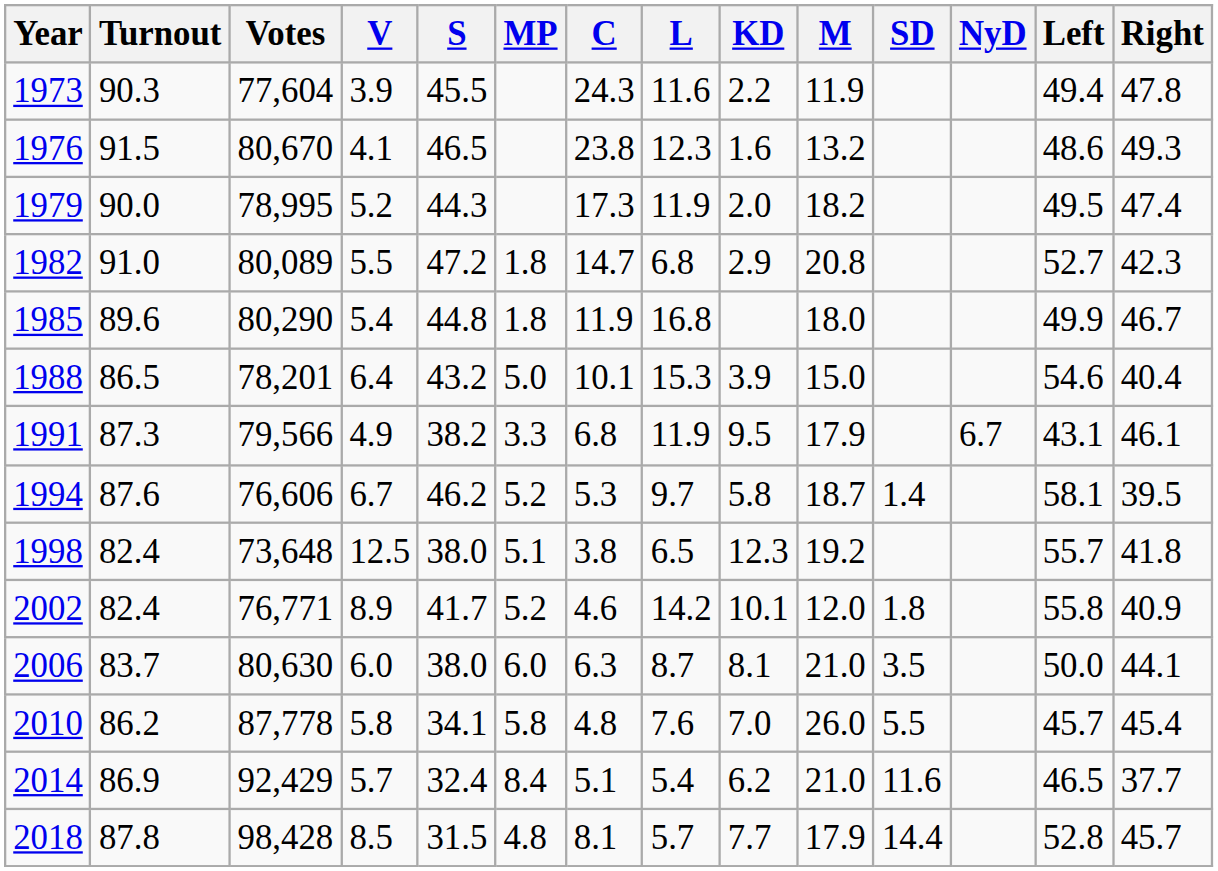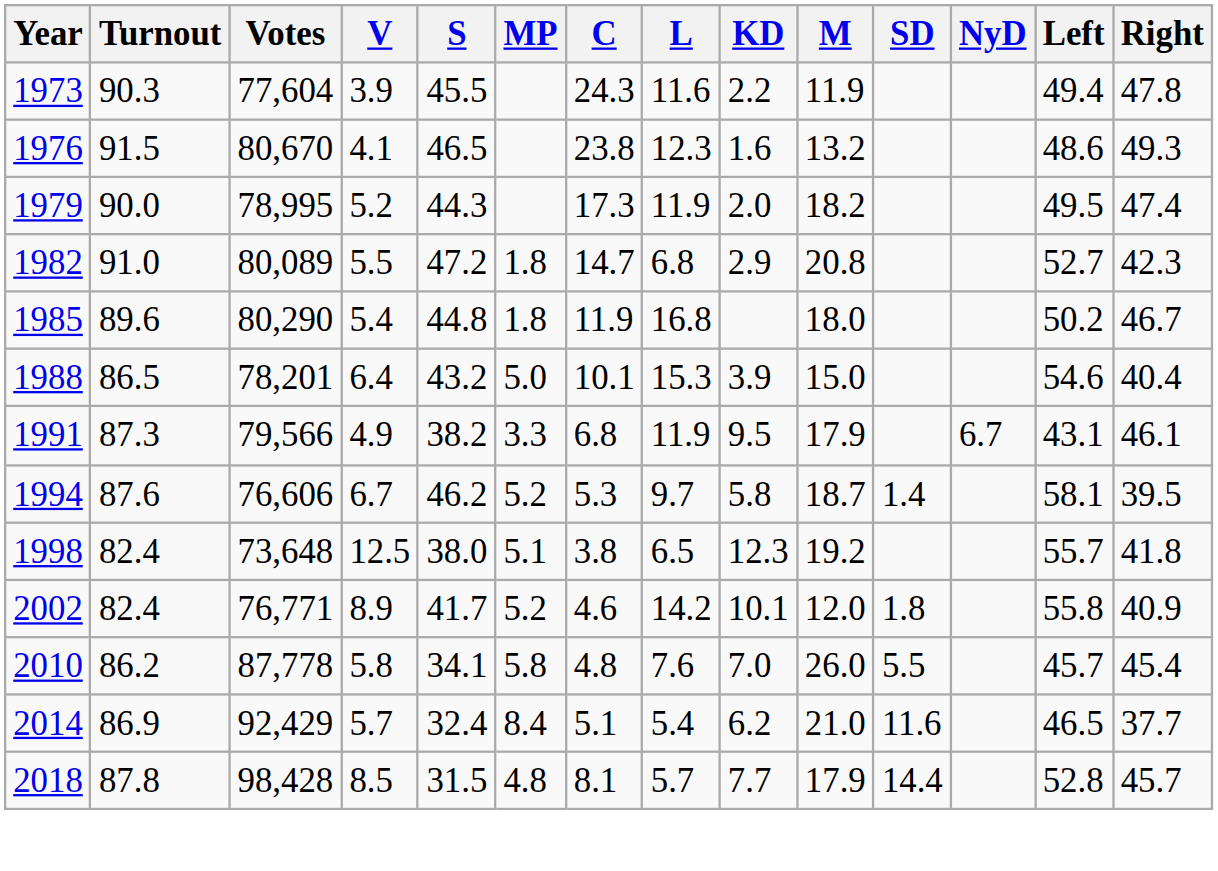(1073, 320) 49.9 -> (1073, 320) 50.2
- row: (48, 664)
